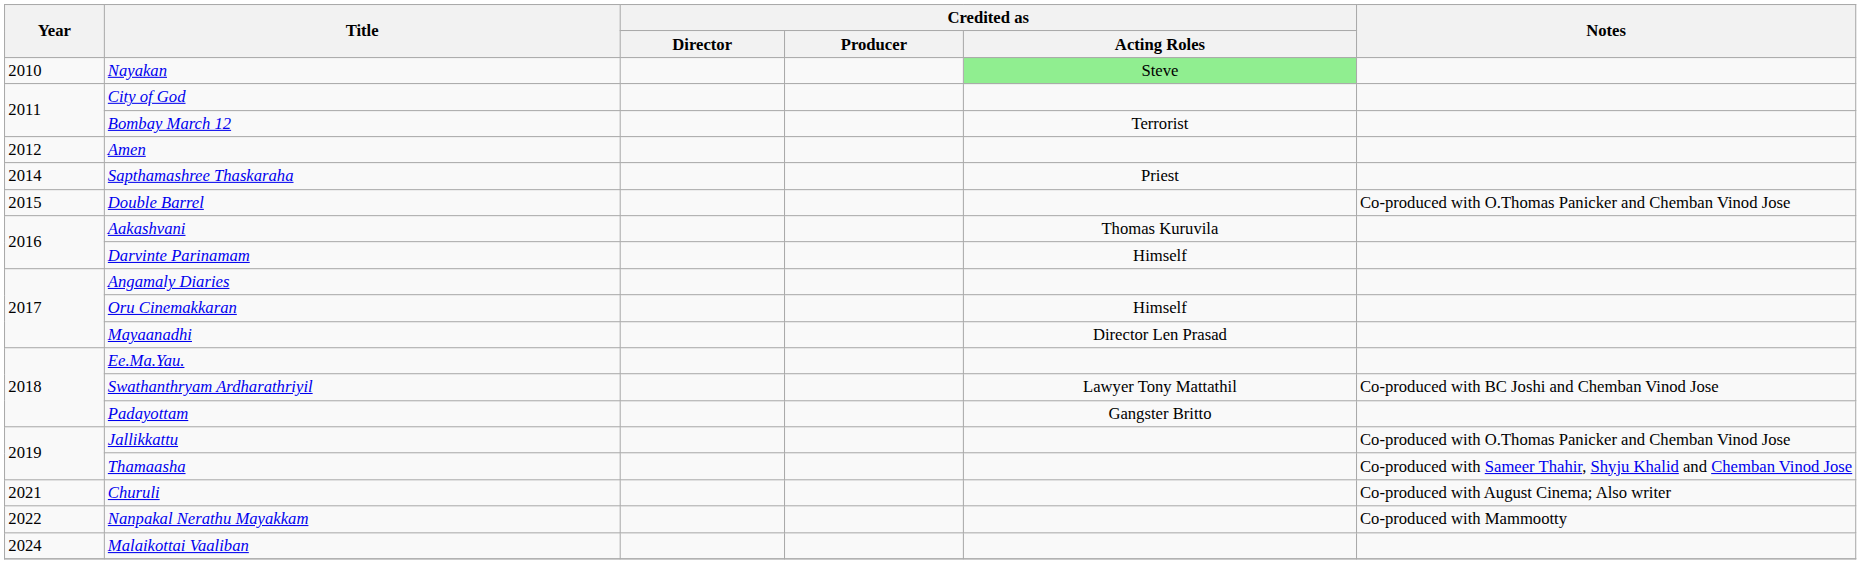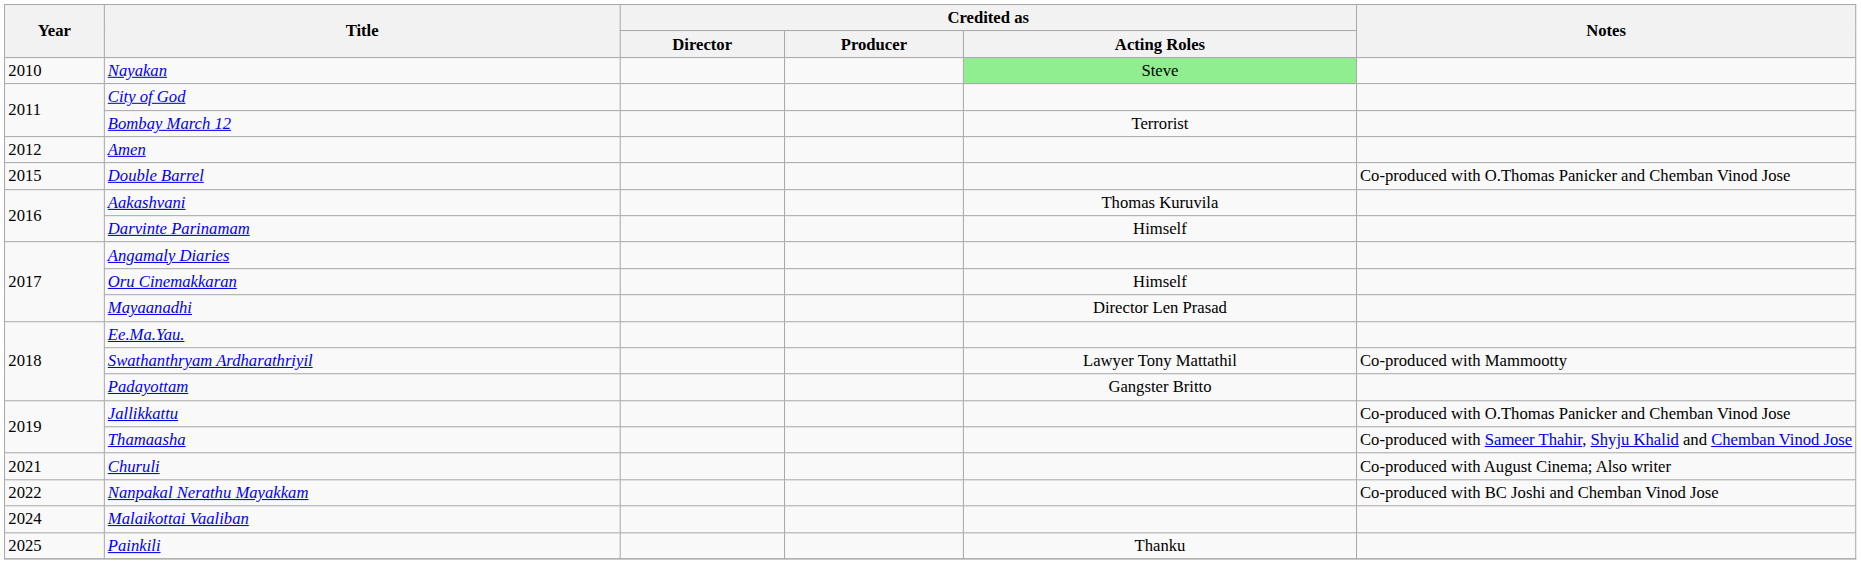- row: (201, 176)
(1539, 387) Co-produced with BC Joshi and Chemban Vinod Jose -> (1464, 360) Co-produced with Mammootty
(1464, 519) Co-produced with Mammootty -> (1539, 492) Co-produced with BC Joshi and Chemban Vinod Jose
+ row: (134, 545)
